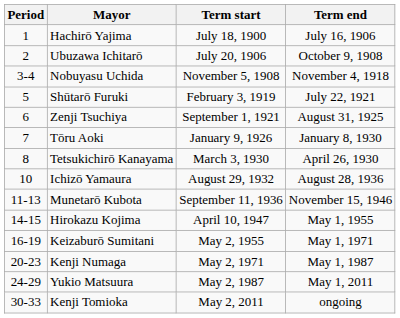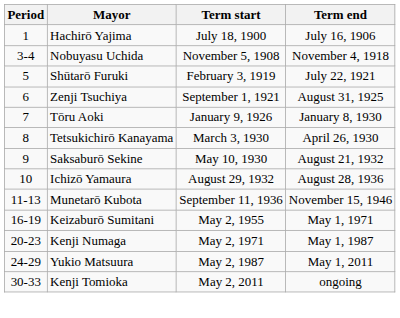- row: (96, 55)
+ row: (96, 158)
- row: (95, 220)
